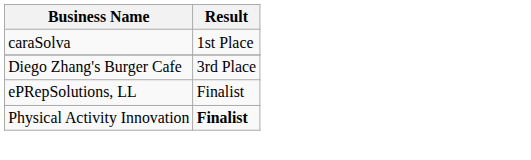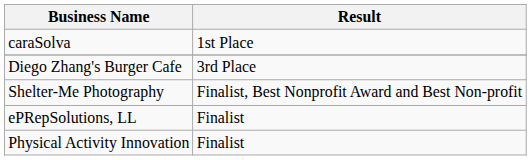+ row: (86, 92)
(222, 117) bold -> (220, 142) normal
